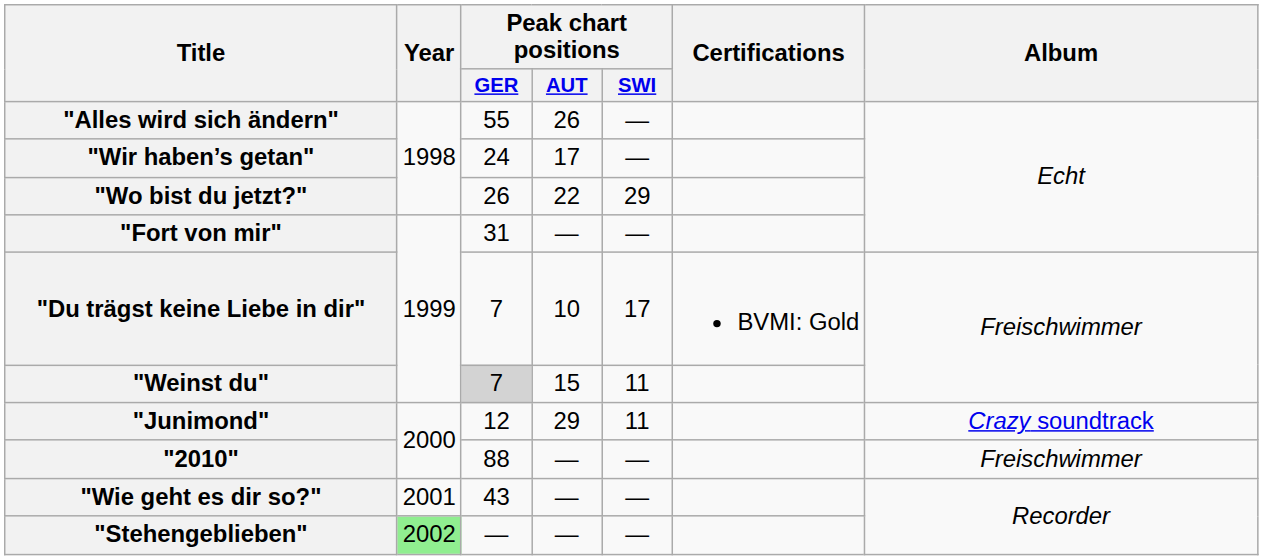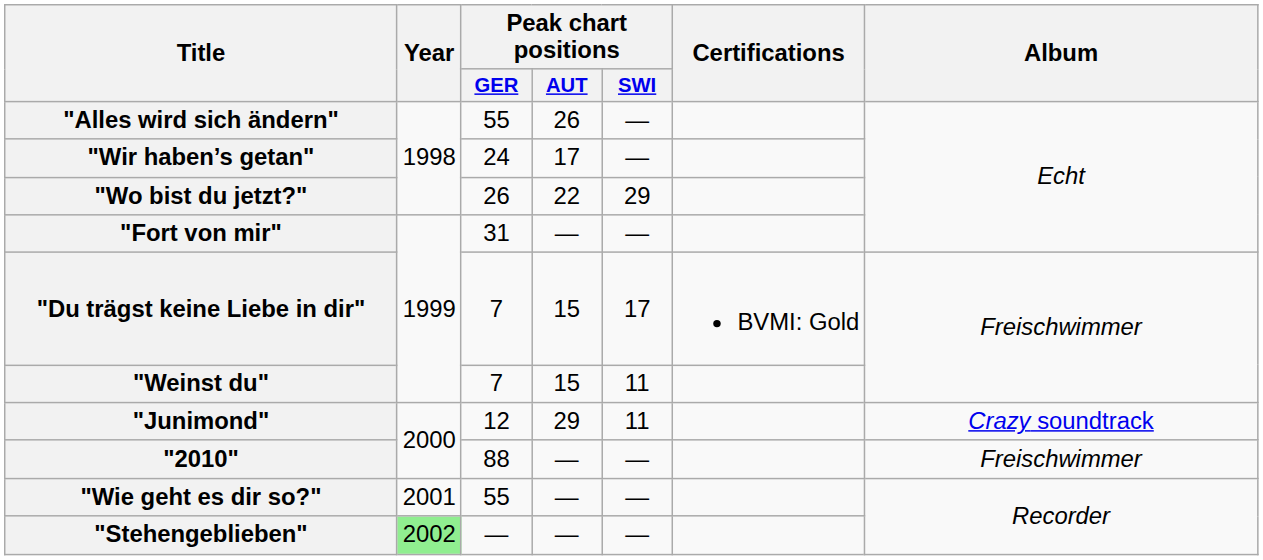(567, 308) 10 -> (567, 308) 15
(496, 383) lightgrey background -> (496, 383) no background
(496, 496) 43 -> (496, 496) 55
